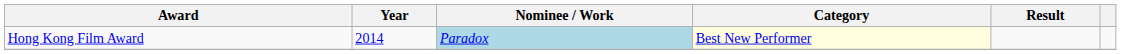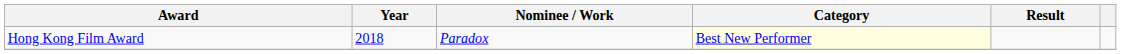(369, 37) 2014 -> (369, 37) 2018
(464, 37) lightblue background -> (464, 37) no background
